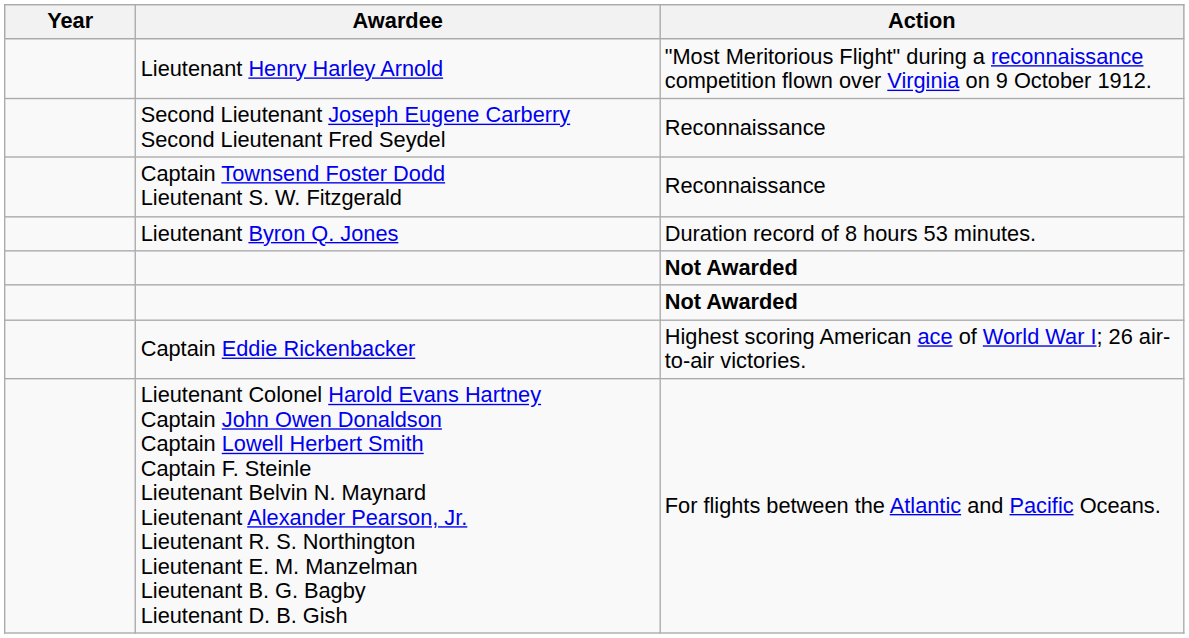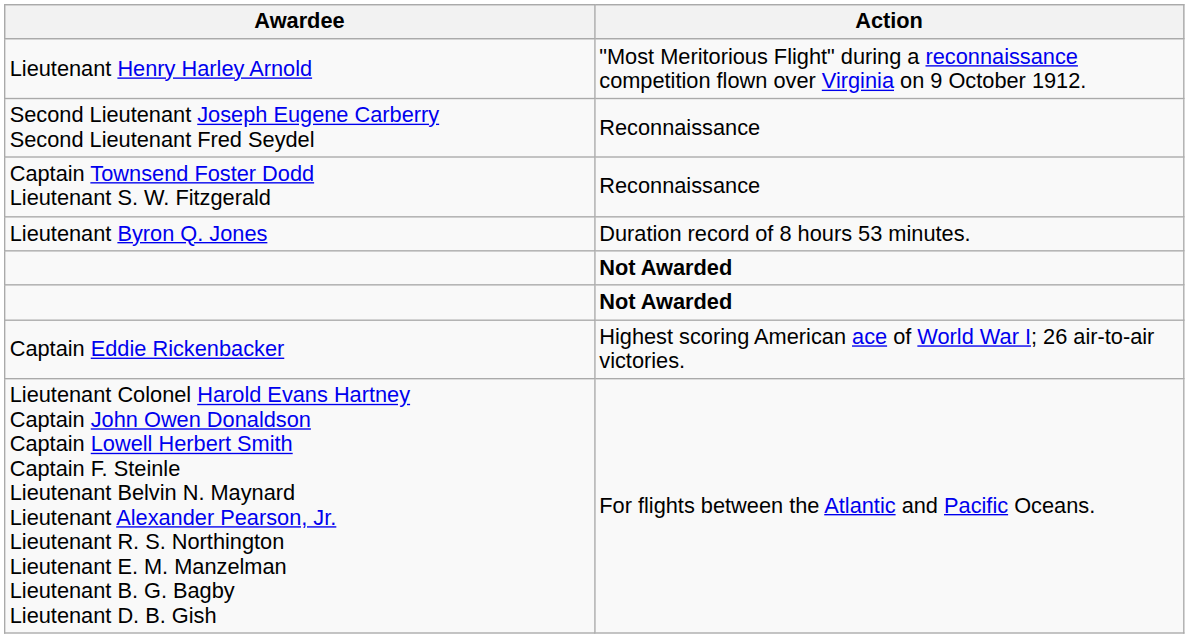- column: (70, 21)
